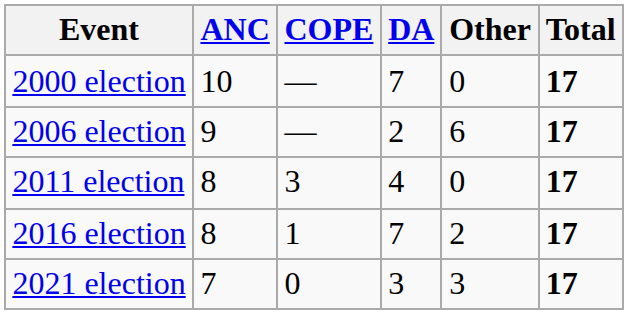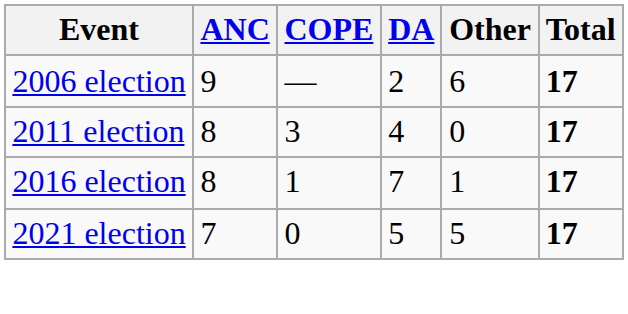- row: (99, 80)
(457, 232) 2 -> (457, 182) 1
(396, 283) 3 -> (396, 232) 5
(457, 283) 3 -> (457, 232) 5
